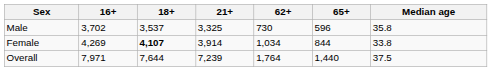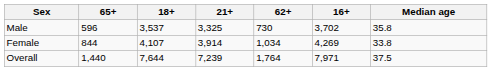columns swapped: (108, 12) <-> (341, 12)
(152, 43) bold -> (152, 43) normal
